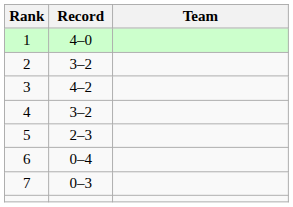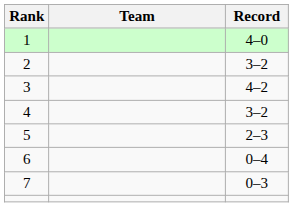columns swapped: (200, 16) <-> (81, 16)
